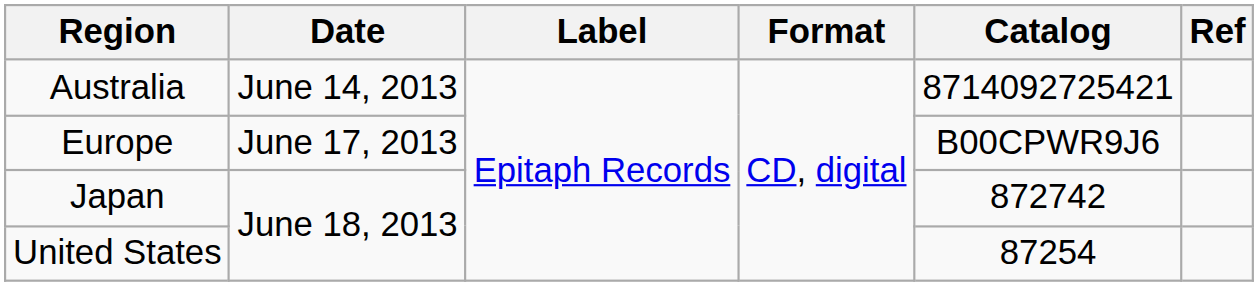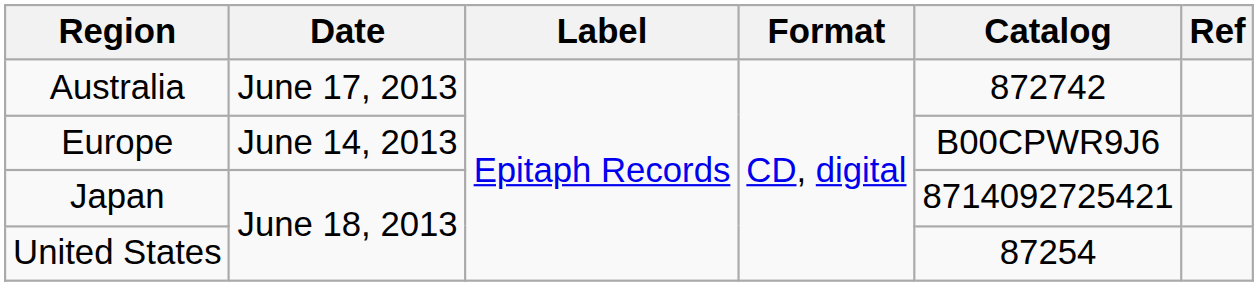(348, 87) June 14, 2013 -> (348, 87) June 17, 2013
(1048, 87) 8714092725421 -> (1048, 87) 872742
(348, 142) June 17, 2013 -> (348, 142) June 14, 2013
(1048, 197) 872742 -> (1048, 197) 8714092725421
